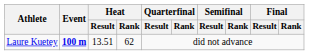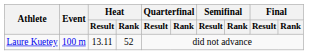(74, 42) bold -> (74, 42) normal
(103, 42) 13.51 -> (102, 42) 13.11
(129, 42) 62 -> (129, 42) 52
